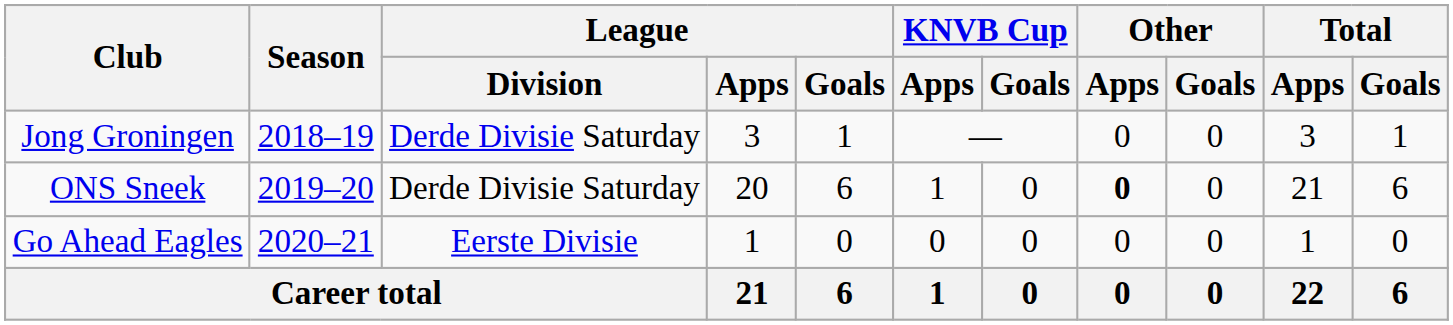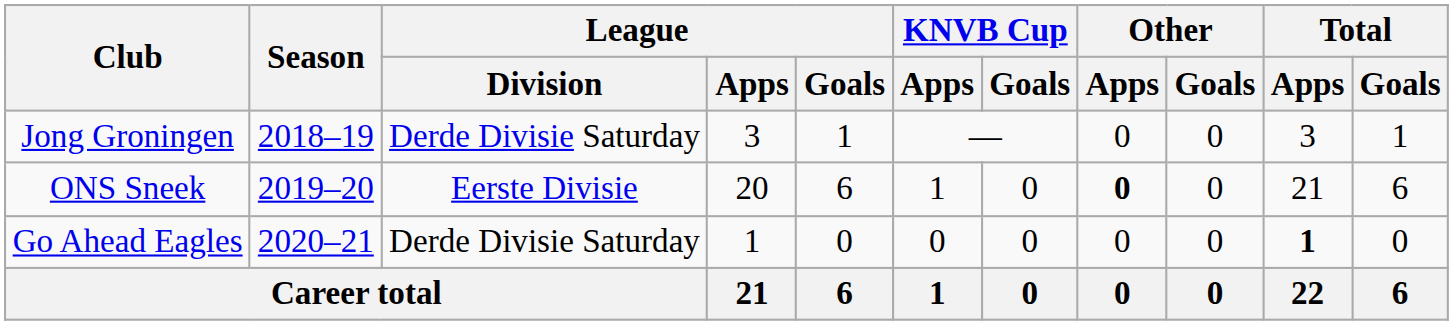(544, 188) Derde Divisie Saturday -> (544, 188) Eerste Divisie
(544, 240) Eerste Divisie -> (544, 240) Derde Divisie Saturday
(1308, 240) normal -> (1308, 240) bold
